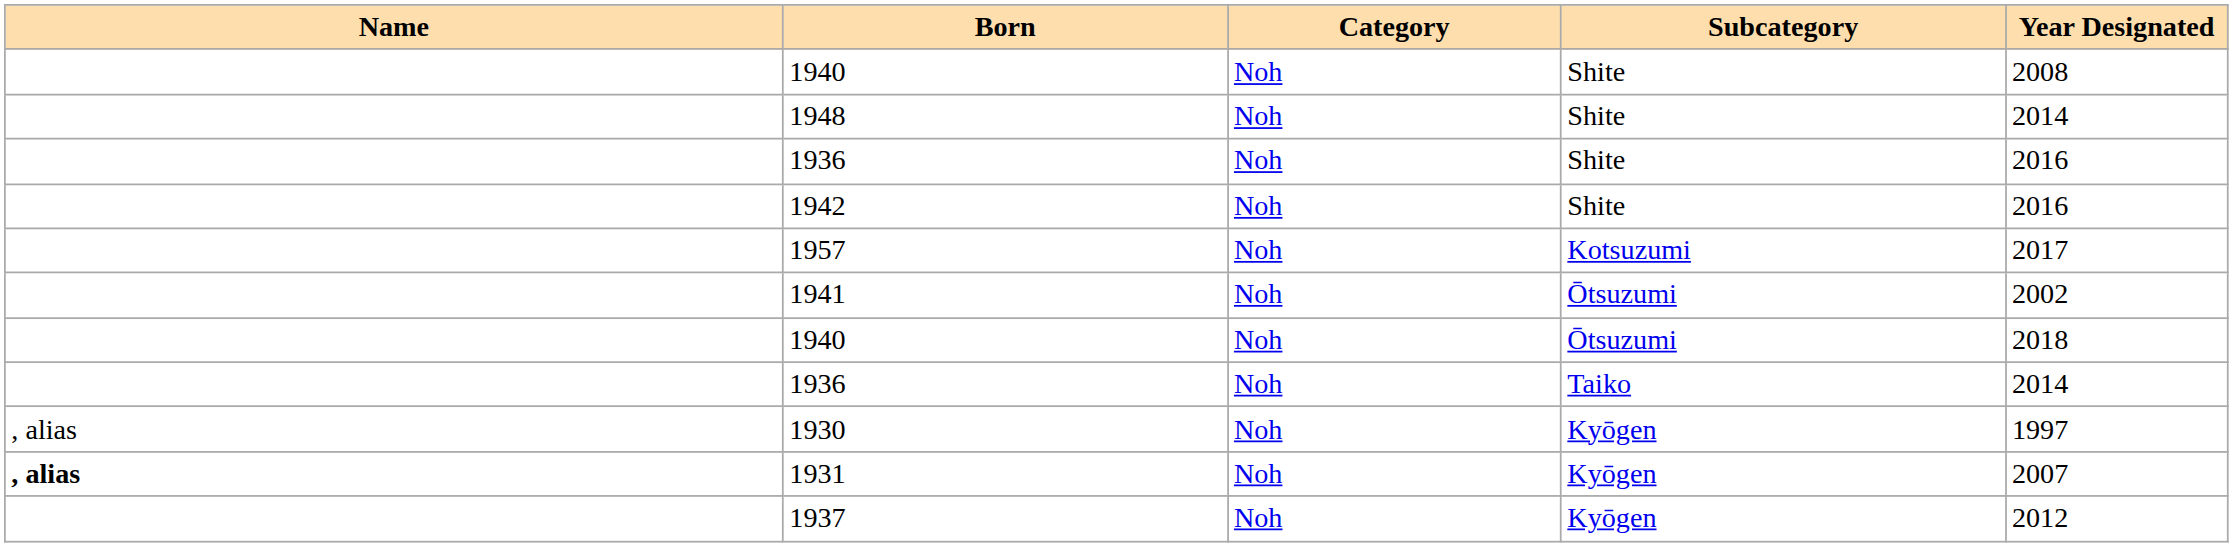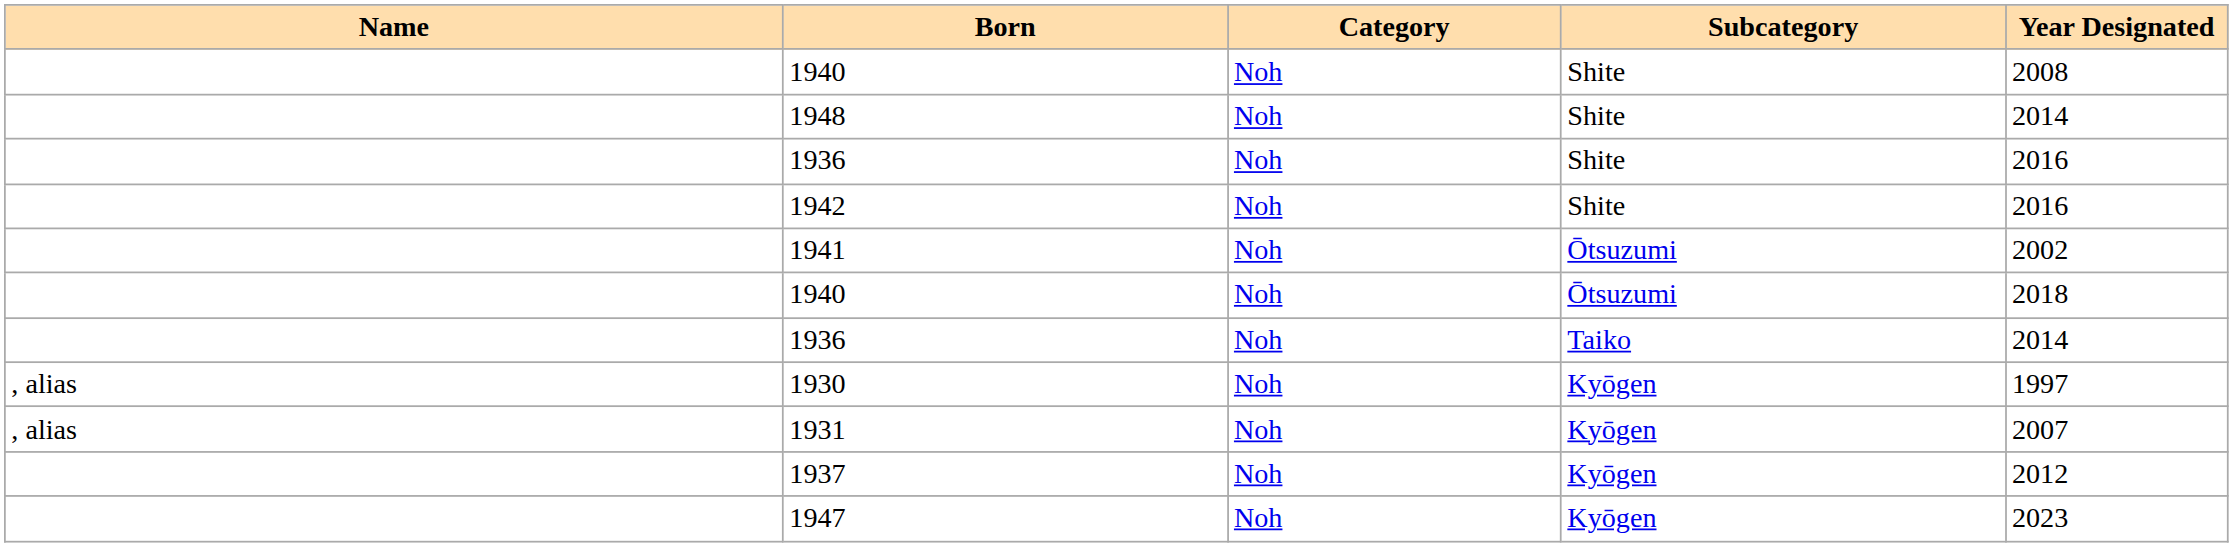- row: (818, 250)
(46, 473) bold -> (44, 428) normal
+ row: (818, 518)
